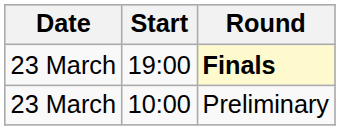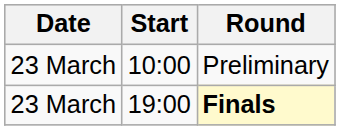rows swapped: (266, 104) <-> (239, 64)
